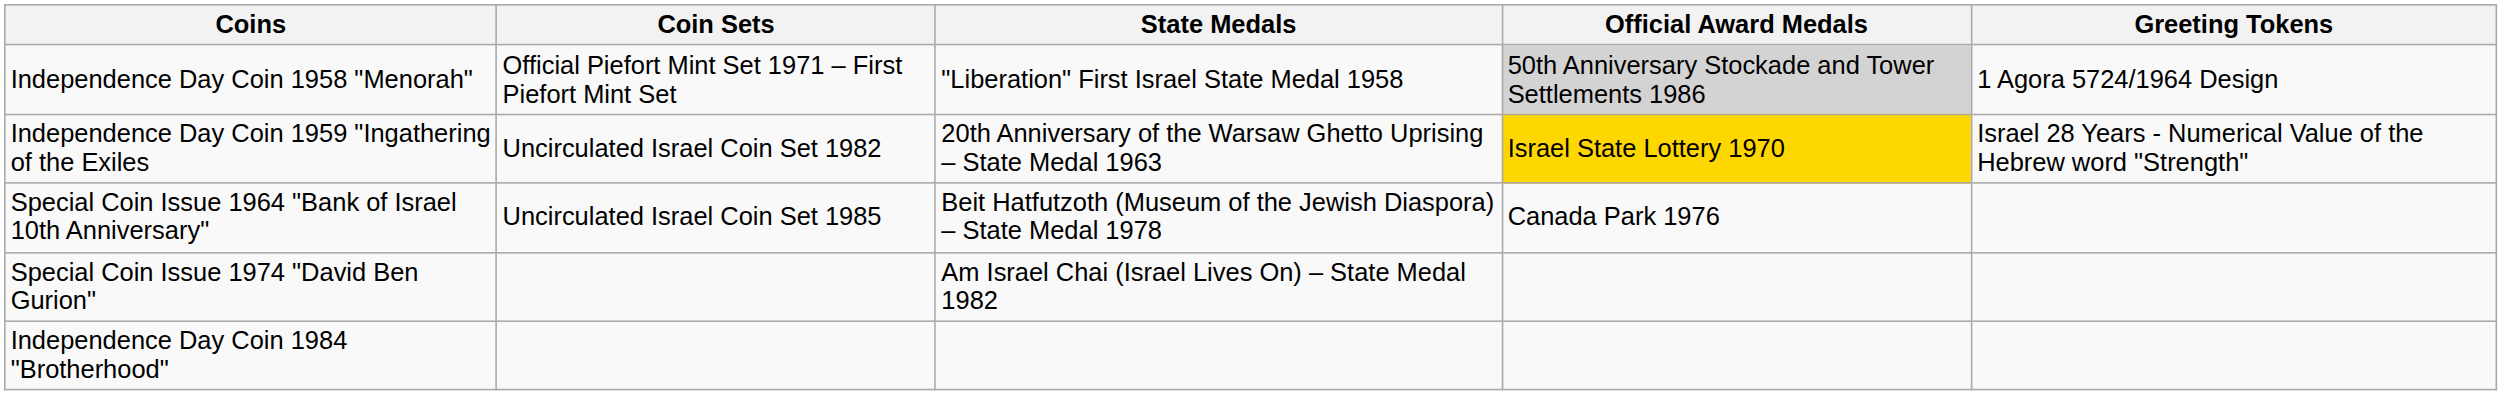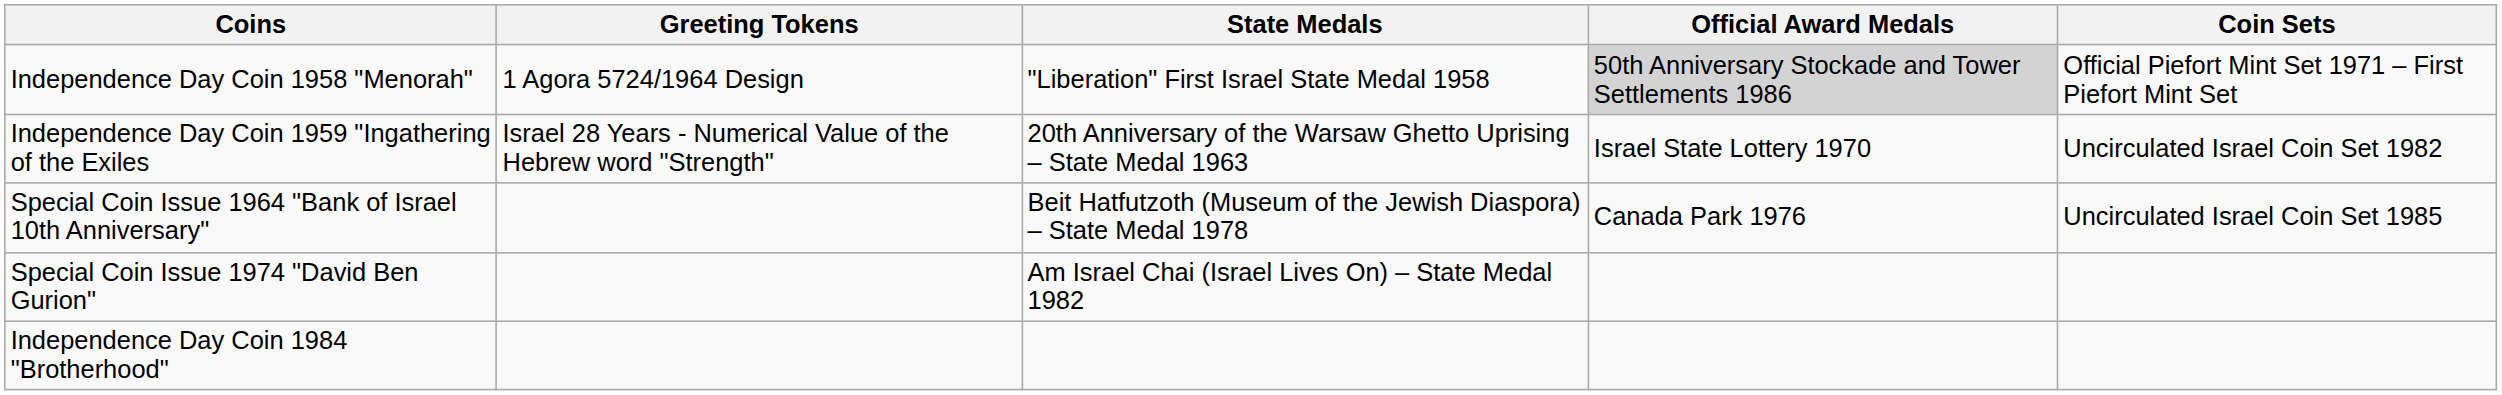columns swapped: (716, 24) <-> (2234, 24)
(1646, 148) gold background -> (1732, 148) no background
